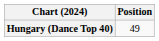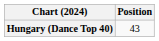(135, 28) 49 -> (135, 28) 43
